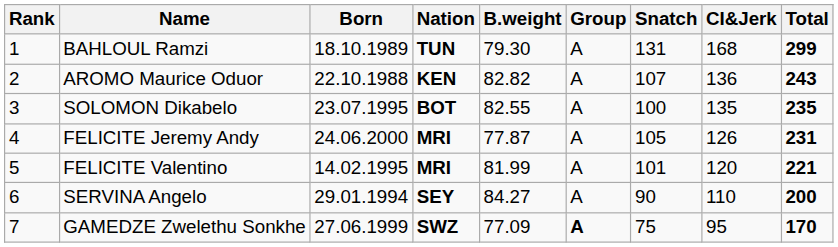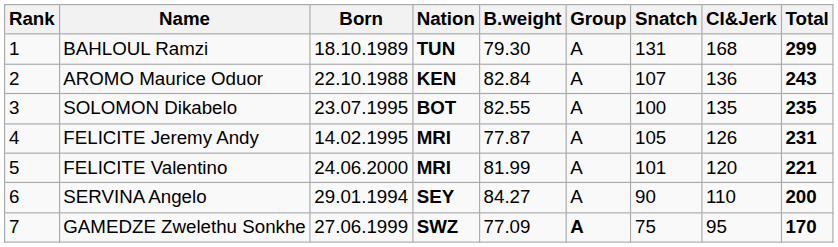(507, 78) 82.82 -> (507, 78) 82.84
(361, 138) 24.06.2000 -> (361, 138) 14.02.1995
(361, 167) 14.02.1995 -> (361, 167) 24.06.2000
